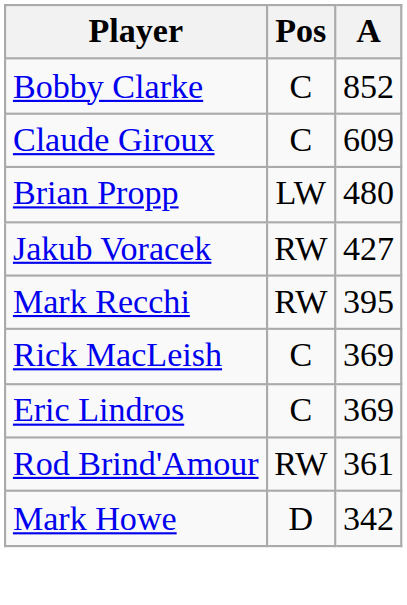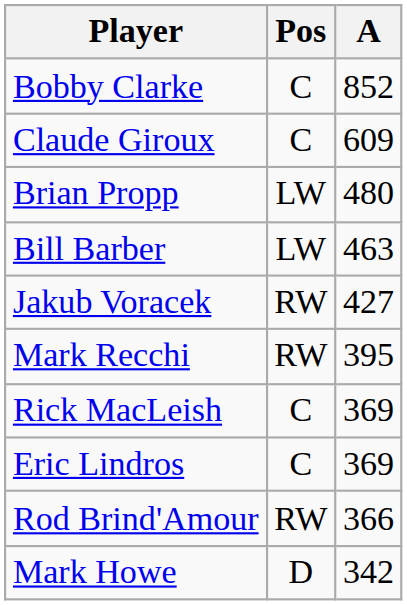+ row: (89, 247)
(369, 463) 361 -> (369, 517) 366
